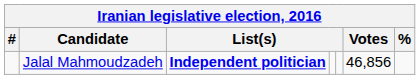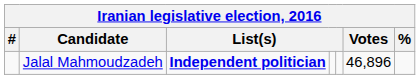(369, 62) 46,856 -> (369, 62) 46,896
